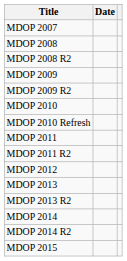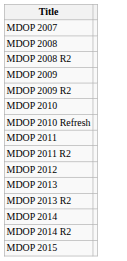- column: (105, 12)
